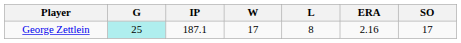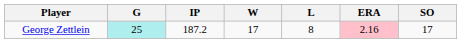(195, 30) 187.1 -> (195, 30) 187.2
(369, 30) no background -> (369, 30) pink background
